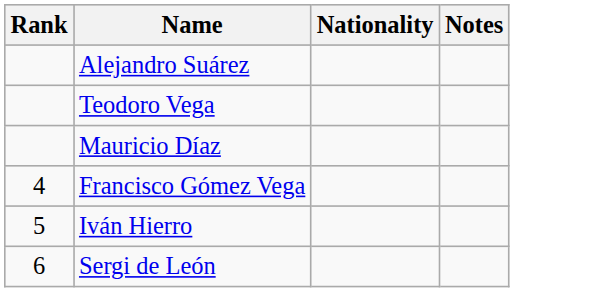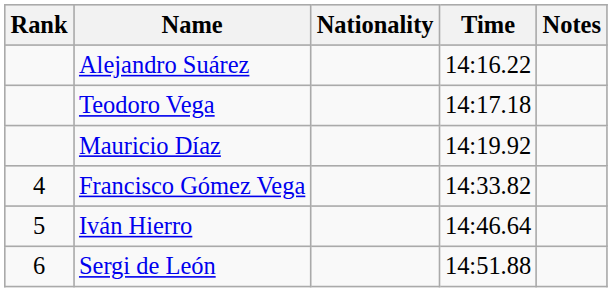+ column: (488, 24)
